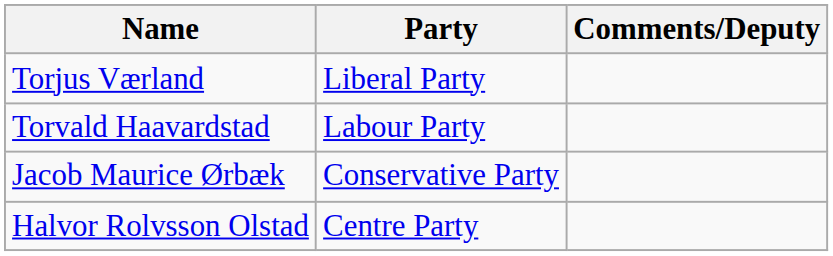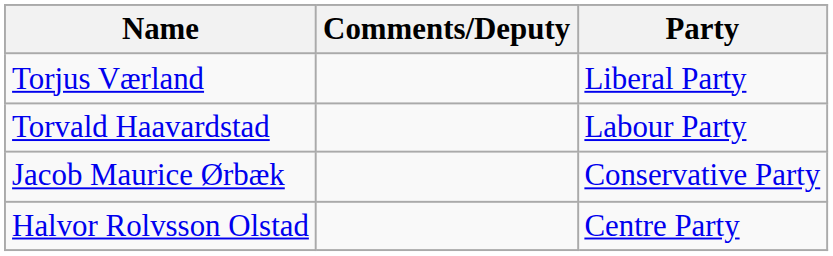columns swapped: (441, 28) <-> (697, 28)
